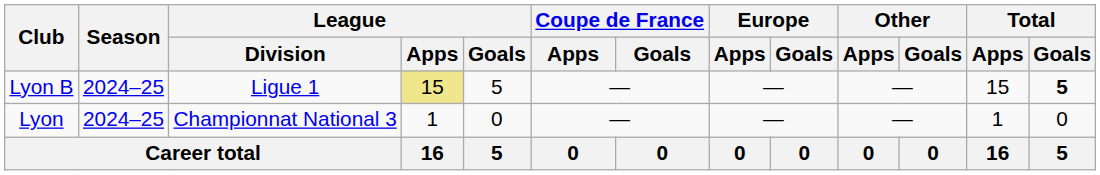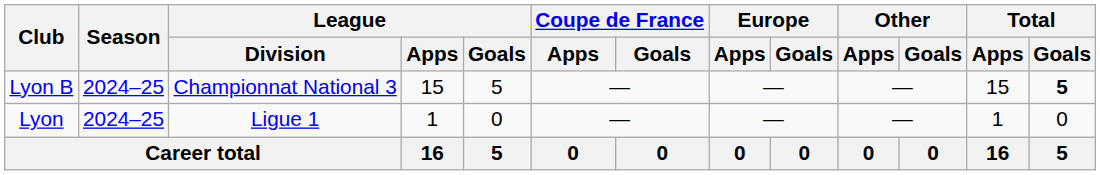(285, 86) Ligue 1 -> (285, 86) Championnat National 3
(432, 86) khaki background -> (432, 86) no background
(285, 119) Championnat National 3 -> (285, 119) Ligue 1
